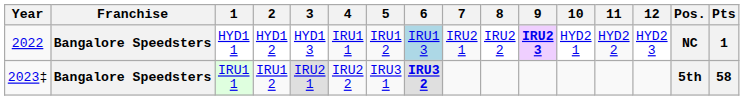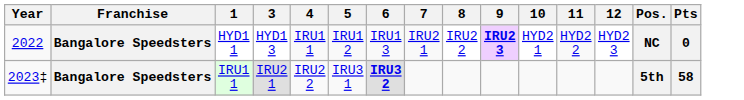- column: (272, 15)
(424, 43) lightblue background -> (386, 43) no background
(724, 43) 1 -> (686, 43) 0
